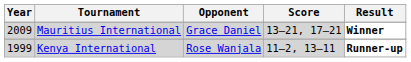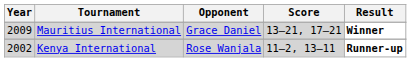(19, 48) 1999 -> (19, 48) 2002
